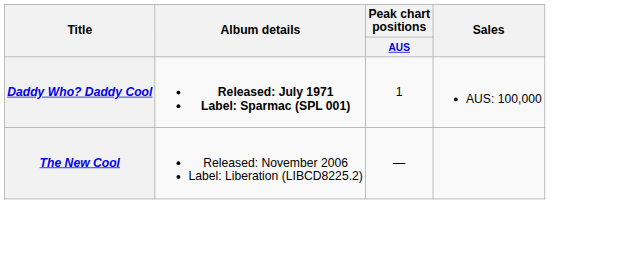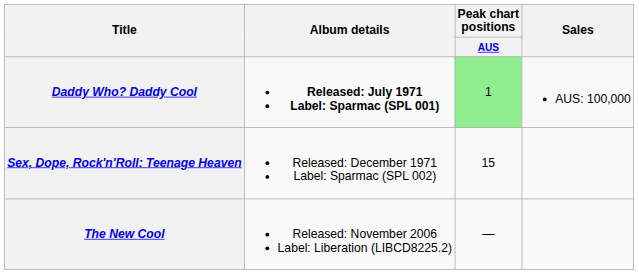(399, 92) no background -> (488, 92) lightgreen background
+ row: (124, 163)
